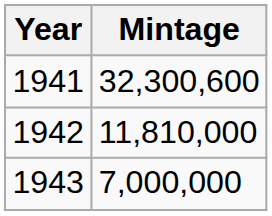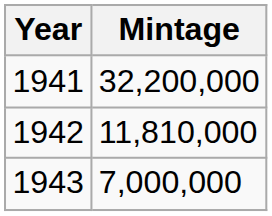(179, 81) 32,300,600 -> (179, 81) 32,200,000
